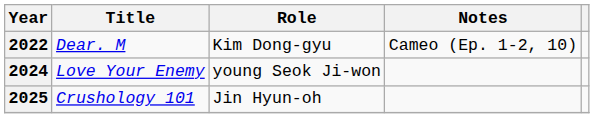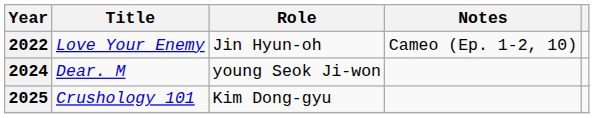(91, 45) Dear. M -> (130, 45) Love Your Enemy
(272, 45) Kim Dong-gyu -> (267, 45) Jin Hyun-oh
(130, 72) Love Your Enemy -> (91, 72) Dear. M
(267, 99) Jin Hyun-oh -> (272, 99) Kim Dong-gyu
